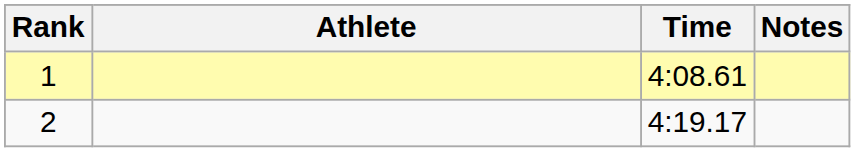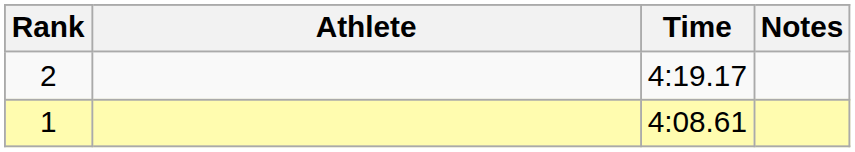rows swapped: (48, 75) <-> (48, 122)
